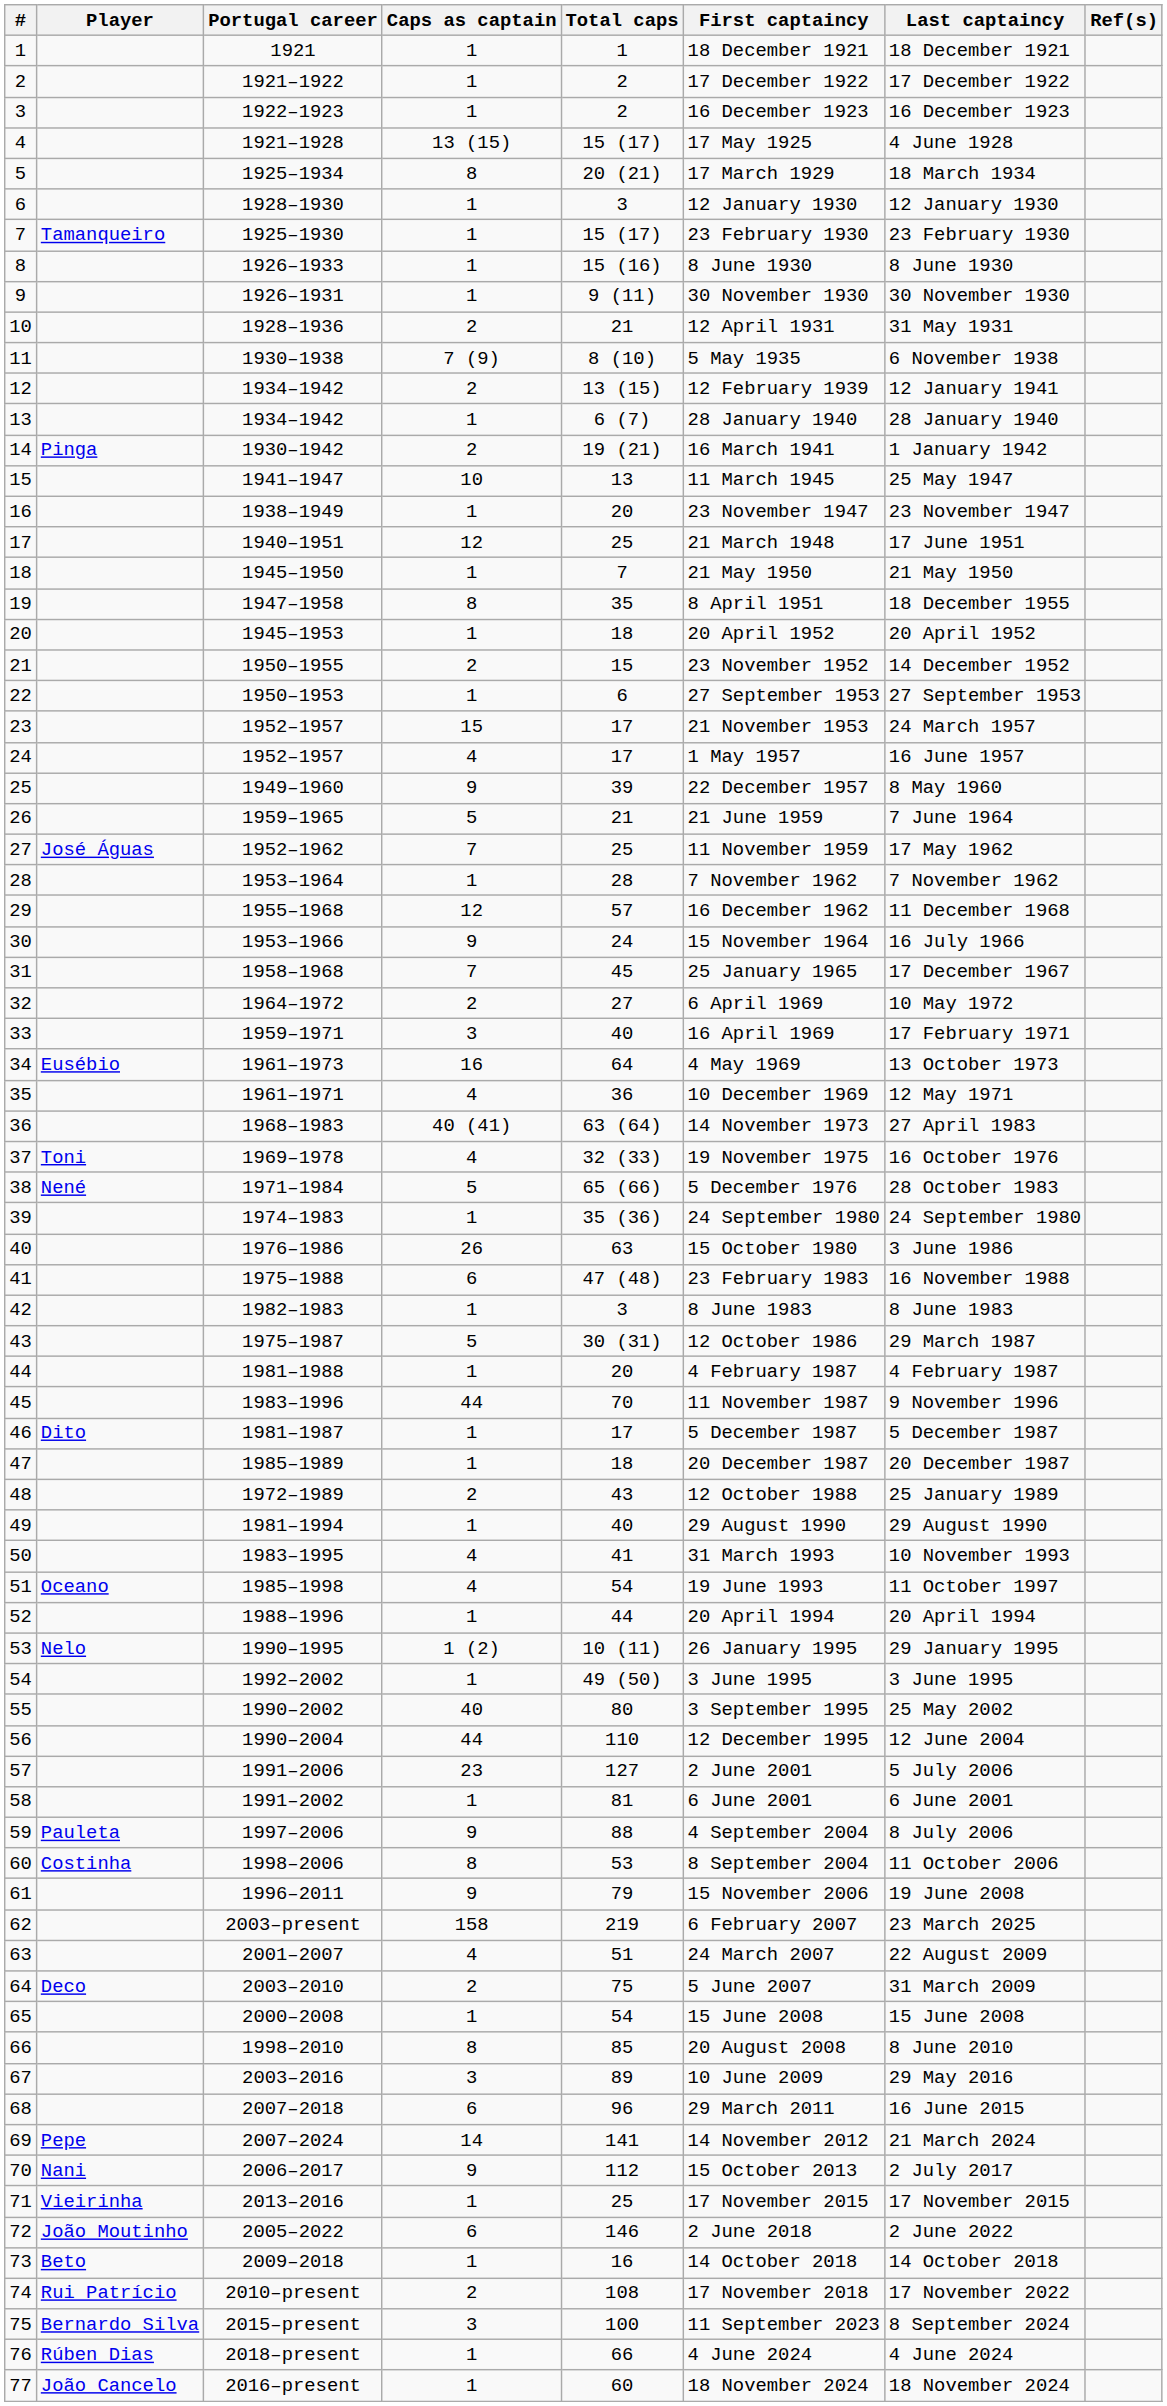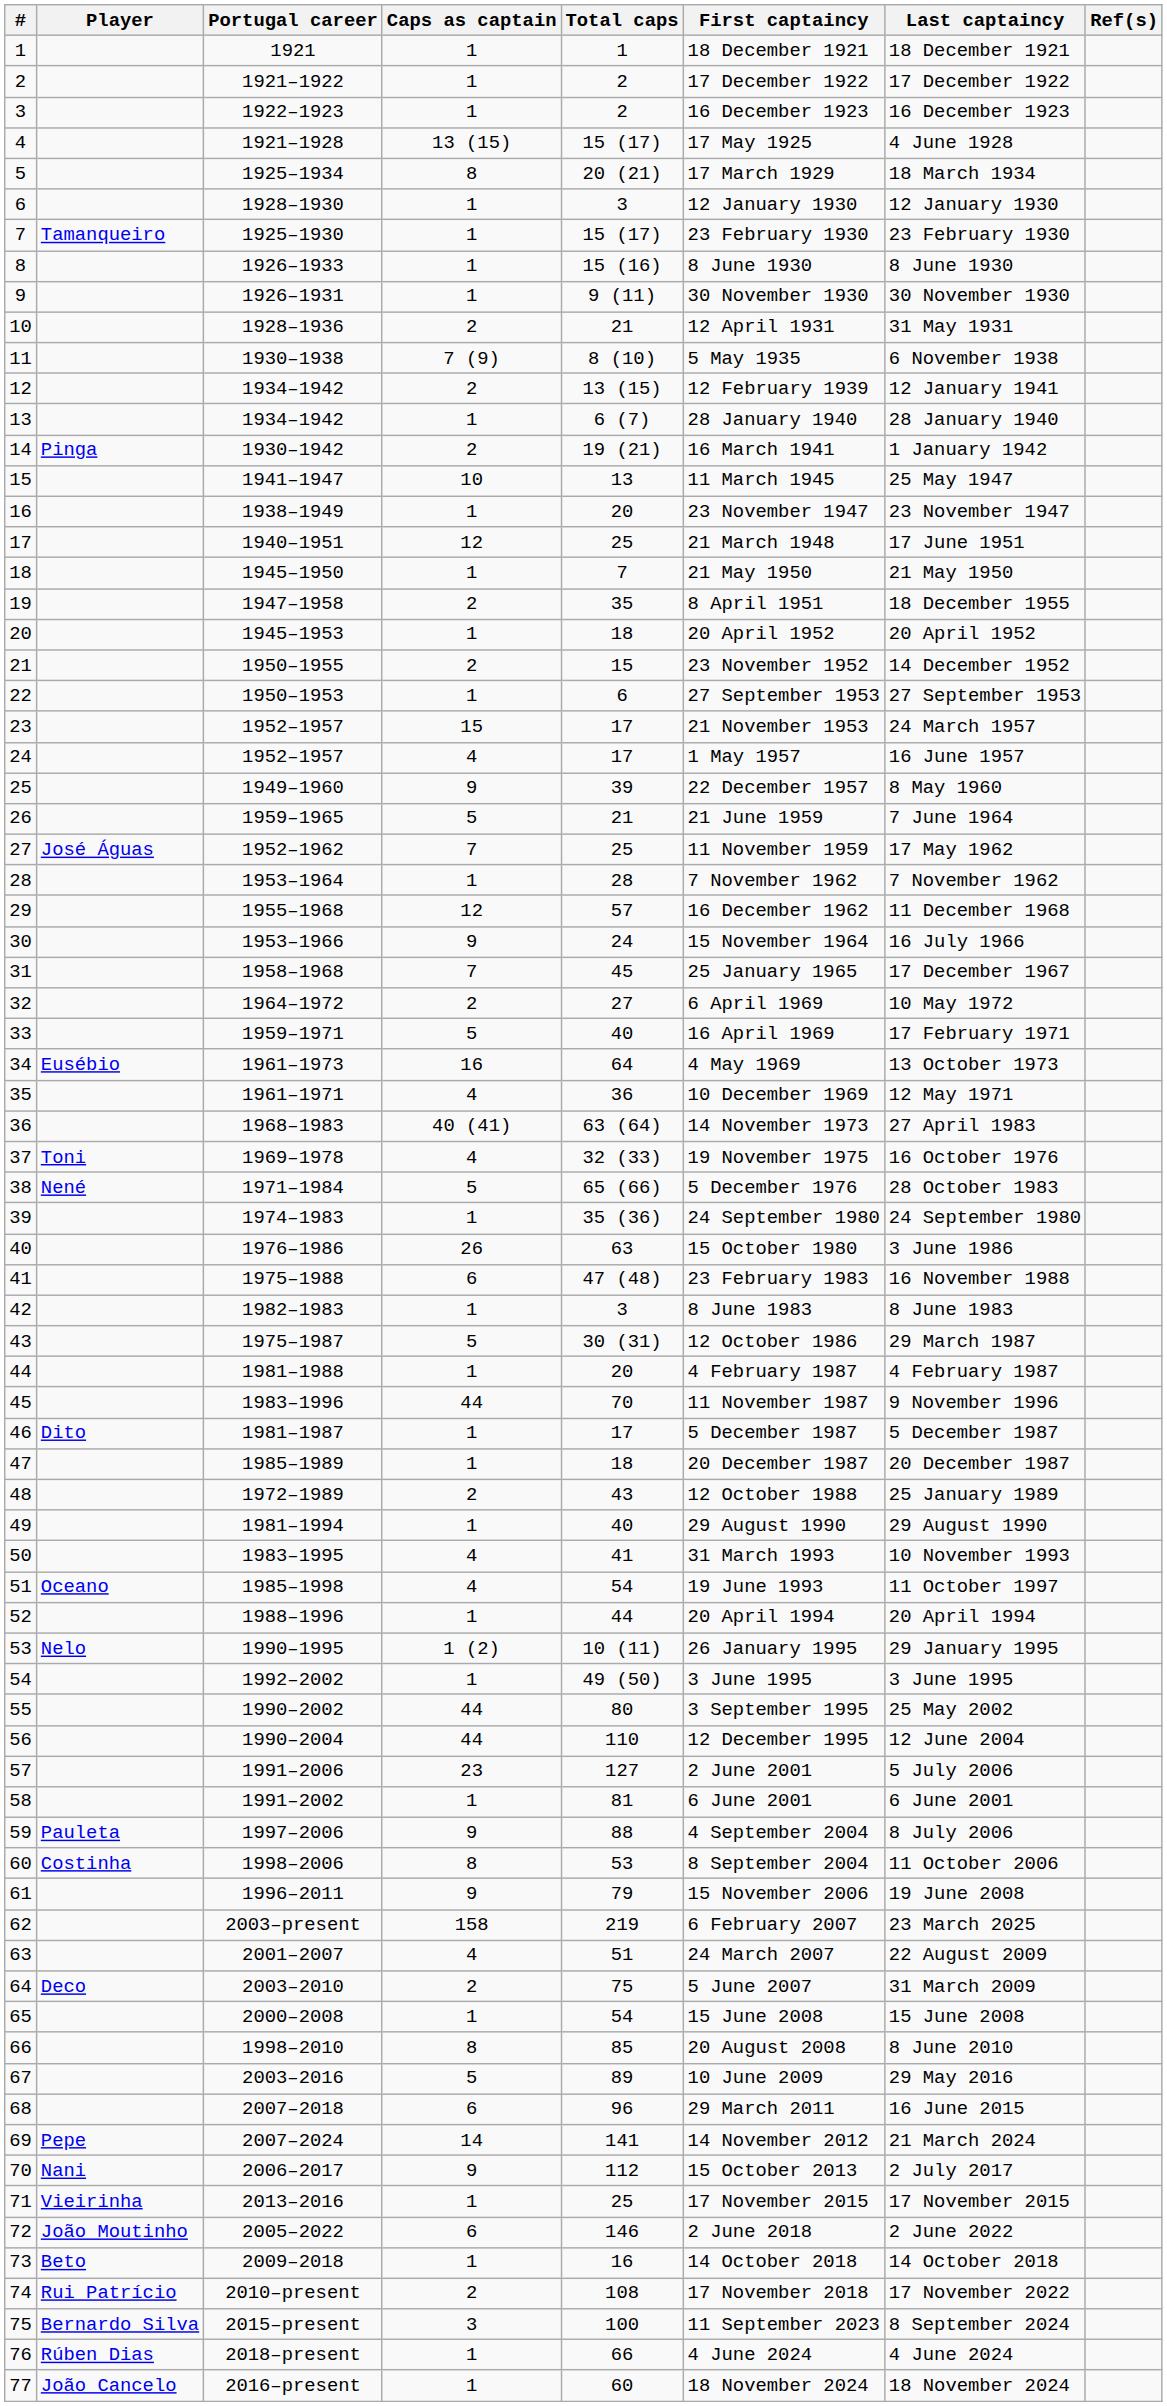(472, 604) 8 -> (472, 604) 2
(472, 1034) 3 -> (472, 1034) 5
(472, 1710) 40 -> (472, 1710) 44
(472, 2078) 3 -> (472, 2078) 5
